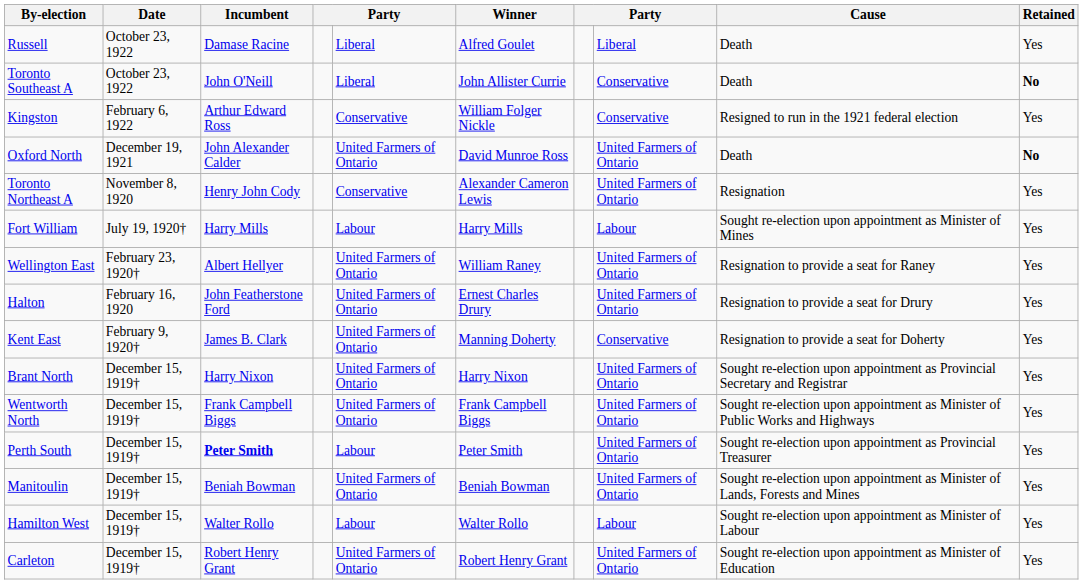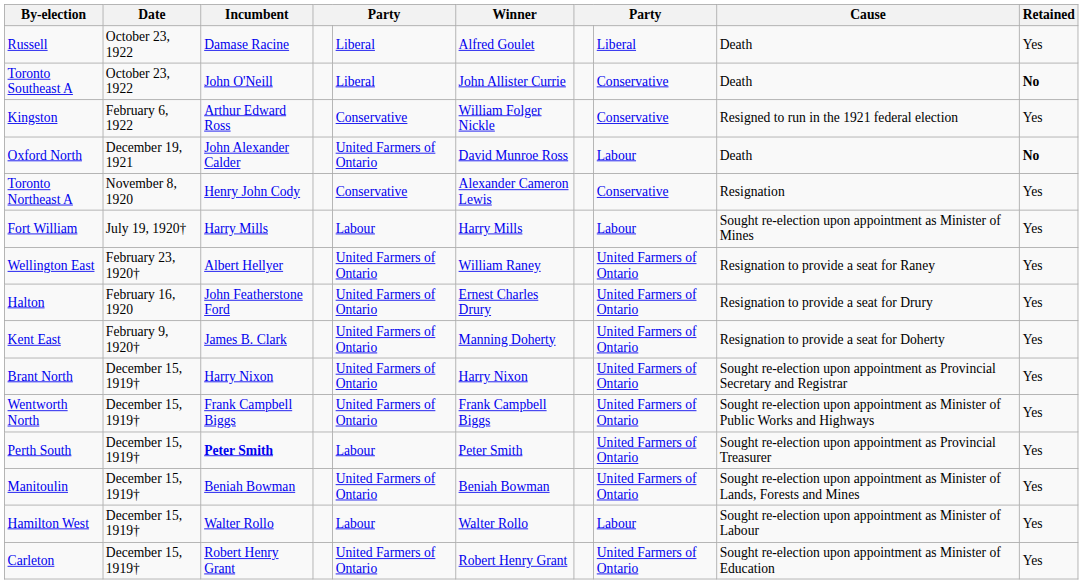(647, 155) United Farmers of Ontario -> (616, 155) Labour
(647, 191) United Farmers of Ontario -> (633, 191) Conservative
(633, 339) Conservative -> (647, 339) United Farmers of Ontario
